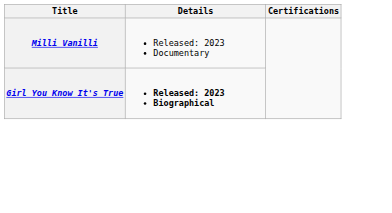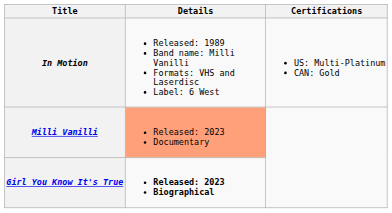+ row: (65, 63)
(196, 48) no background -> (196, 137) lightsalmon background
